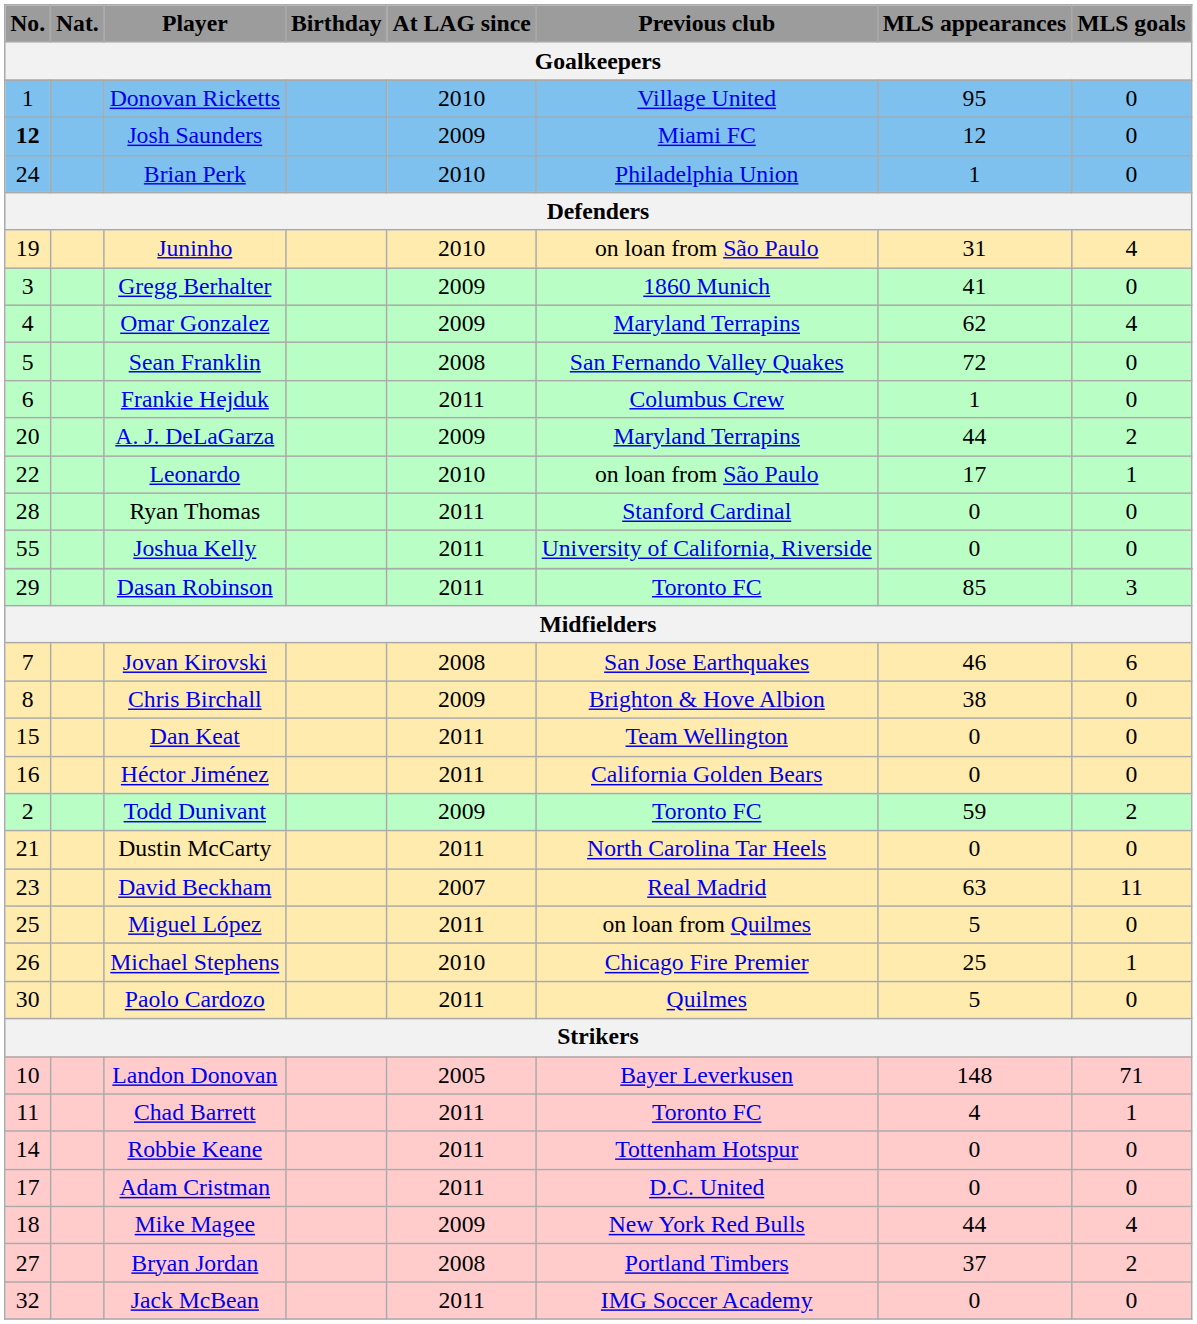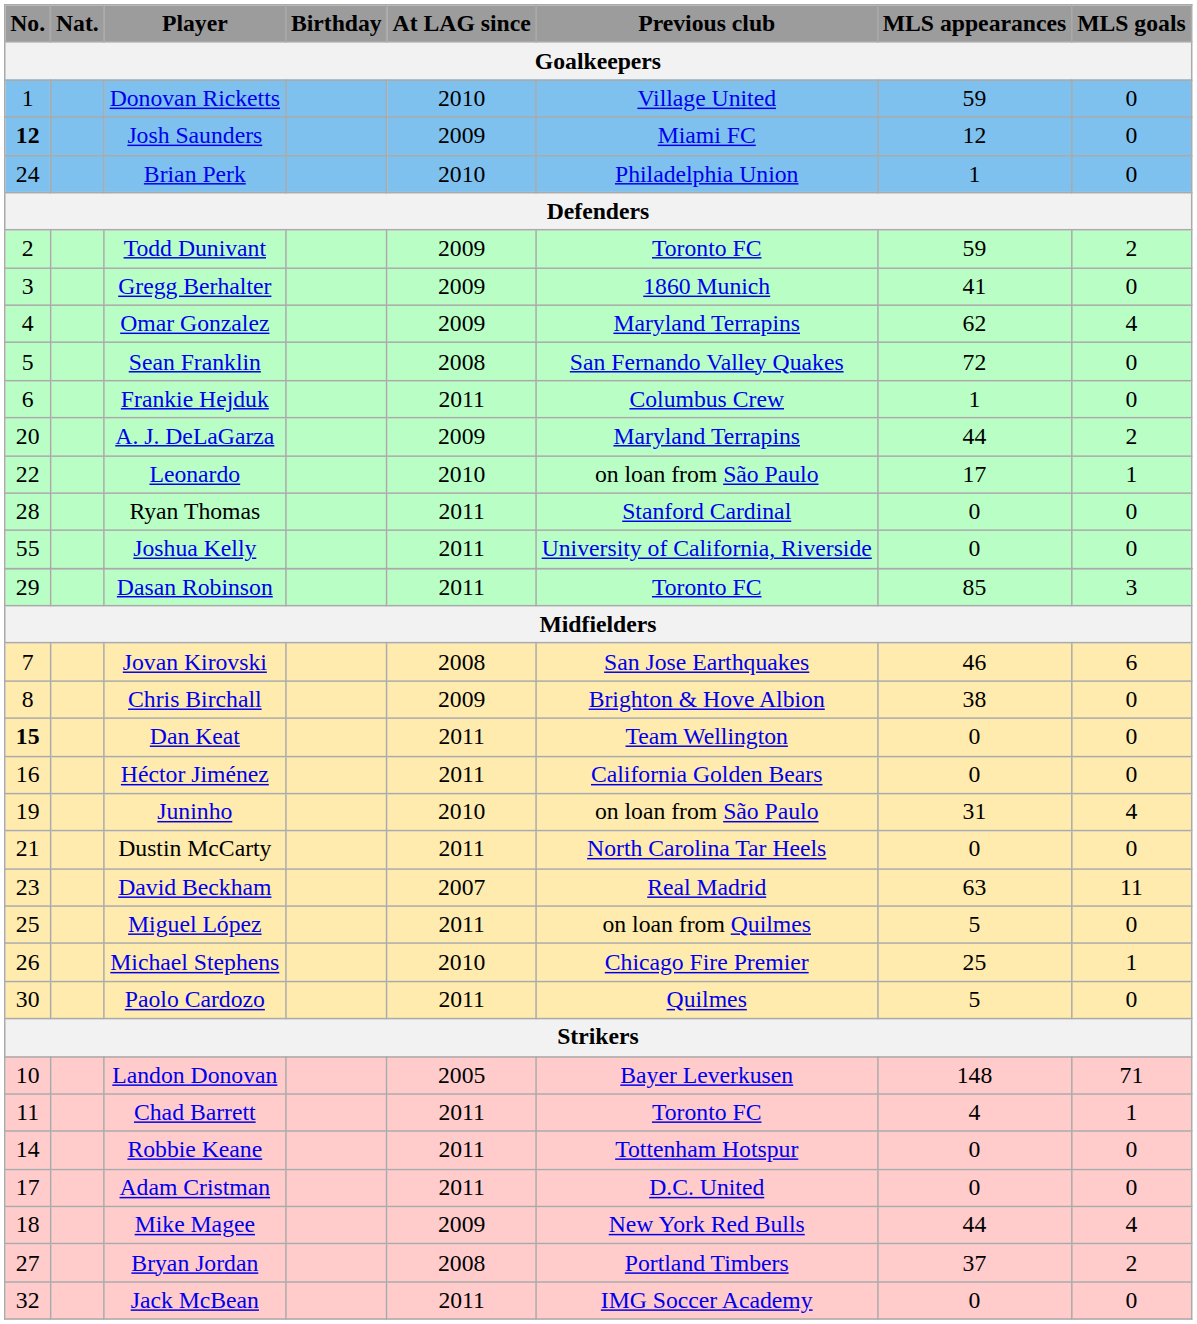(974, 98) 95 -> (974, 98) 59
rows swapped: (195, 811) <-> (195, 248)
(28, 736) normal -> (28, 736) bold
